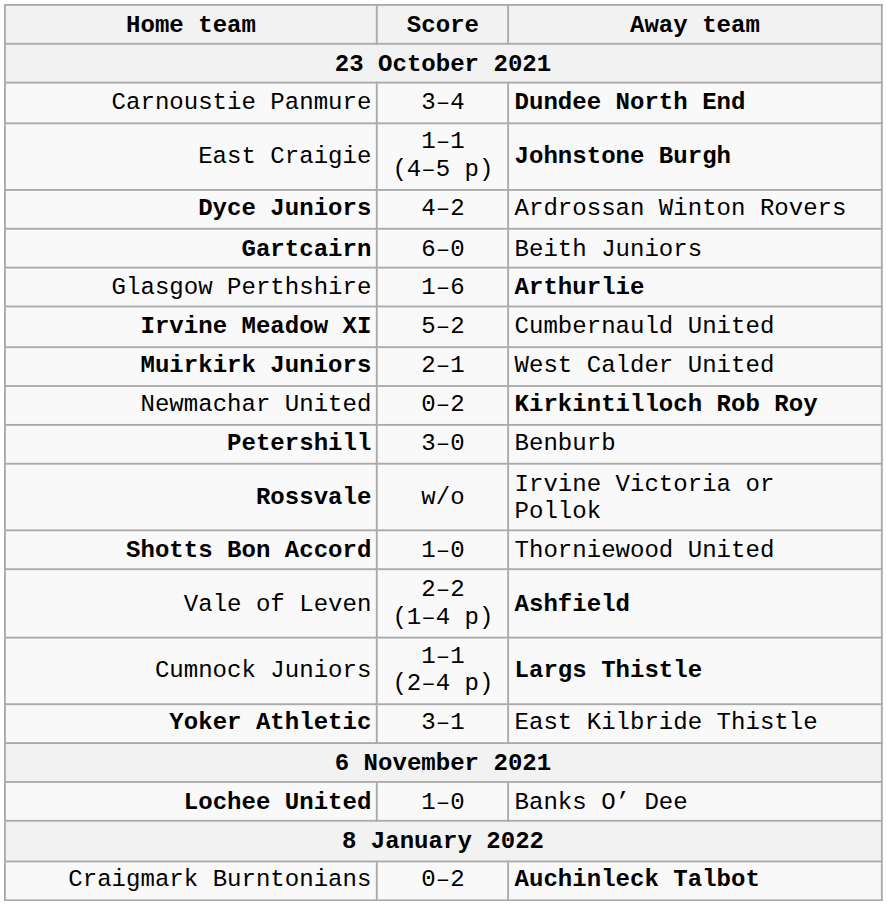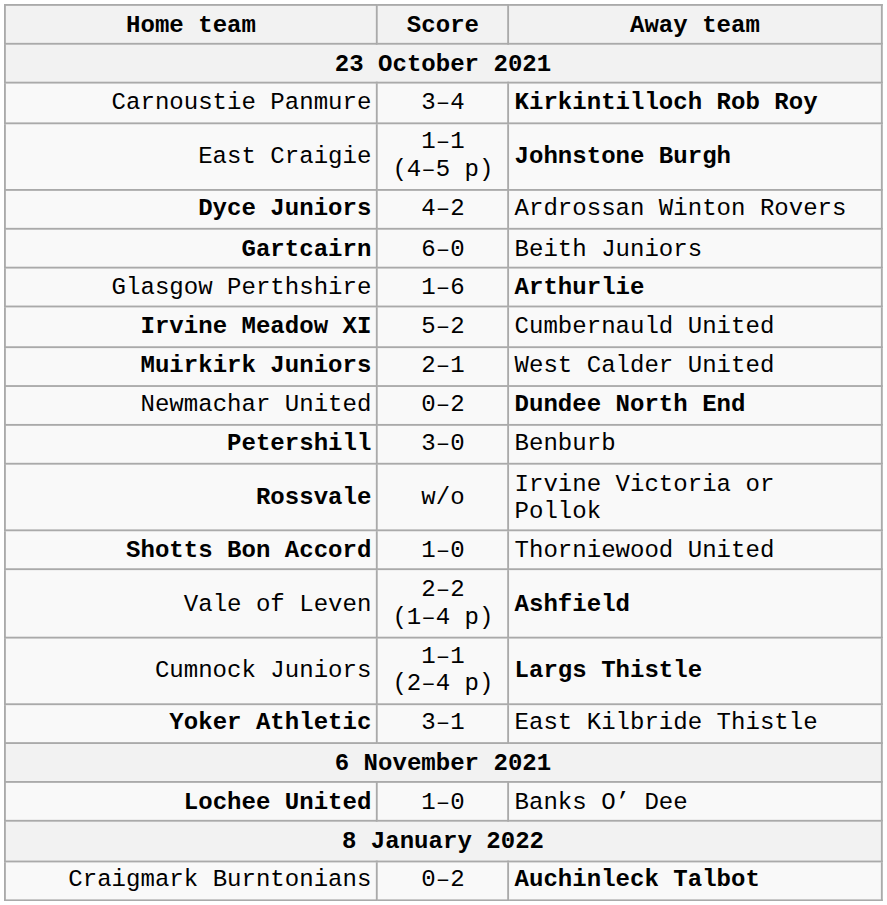(630, 103) Dundee North End -> (666, 103) Kirkintilloch Rob Roy
(666, 405) Kirkintilloch Rob Roy -> (630, 405) Dundee North End
